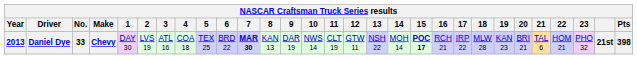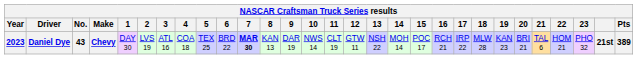(15, 43) 2013 -> (15, 43) 2023
(81, 43) 33 -> (81, 43) 43
(421, 43) bold -> (421, 42) normal
(624, 43) 398 -> (624, 43) 389
